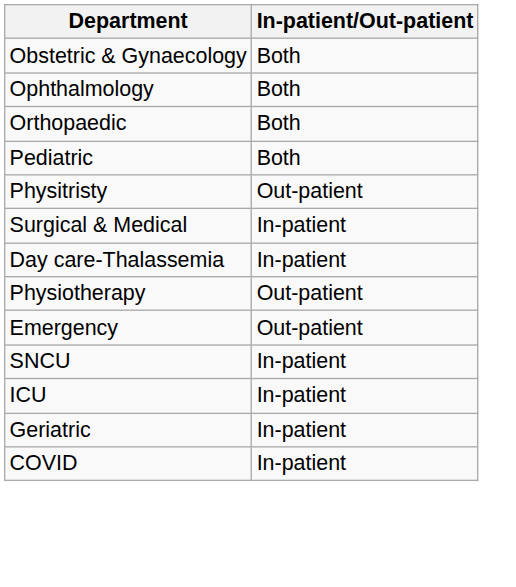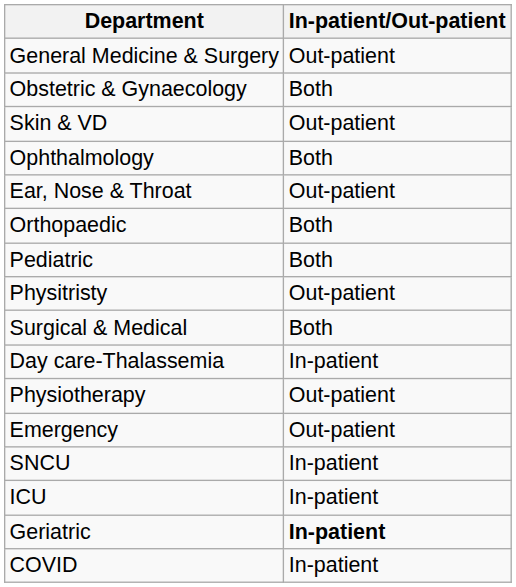+ row: (144, 55)
+ row: (58, 123)
+ row: (101, 191)
(301, 225) In-patient -> (311, 327) Both
(301, 429) normal -> (337, 531) bold
